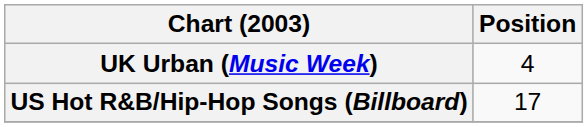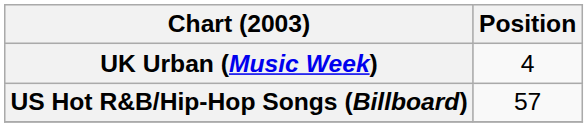(528, 102) 17 -> (528, 102) 57
